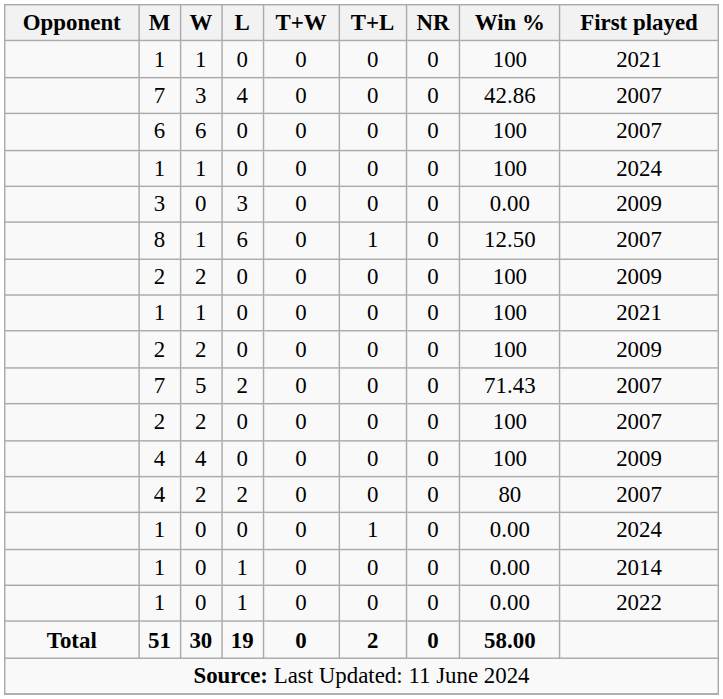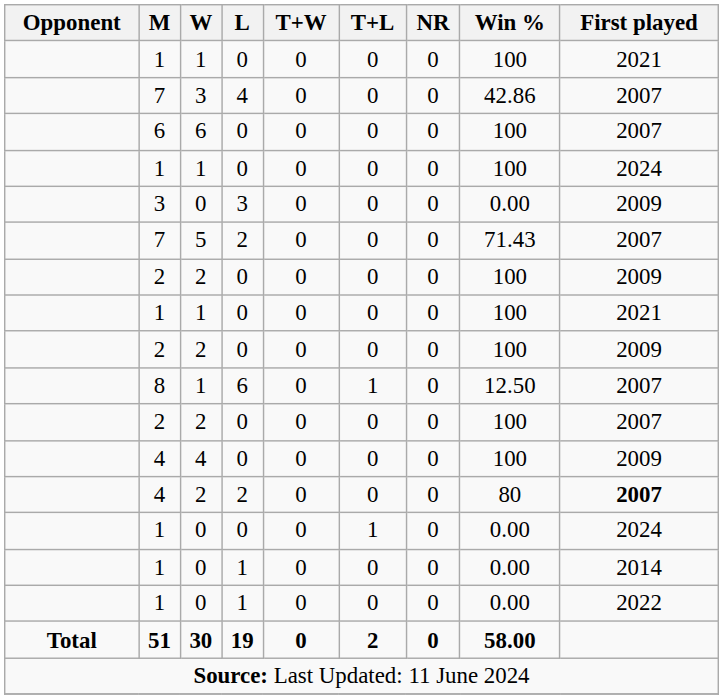rows swapped: (159, 240) <-> (159, 385)
(639, 494) normal -> (639, 494) bold
